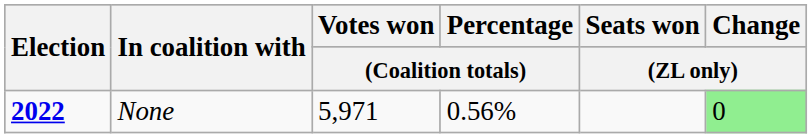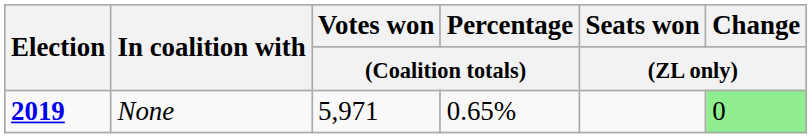(38, 111) 2022 -> (38, 111) 2019
(481, 111) 0.56% -> (481, 111) 0.65%
